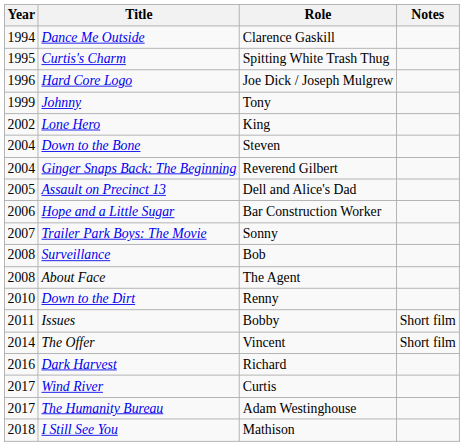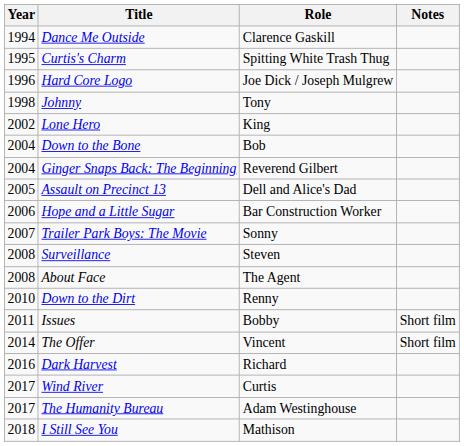(21, 102) 1999 -> (21, 102) 1998
(261, 146) Steven -> (254, 146) Bob
(254, 255) Bob -> (261, 255) Steven
